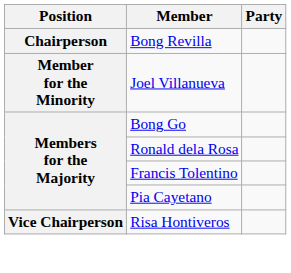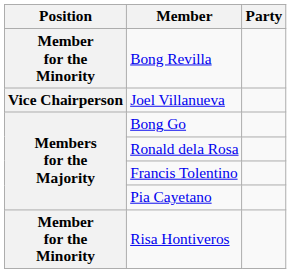(66, 41) Chairperson -> (66, 58) Member for the Minority
(66, 82) Member for the Minority -> (66, 99) Vice Chairperson
(66, 221) Vice Chairperson -> (66, 239) Member for the Minority
